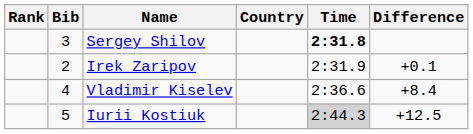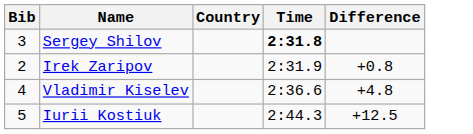- column: (26, 17)
(419, 67) +0.1 -> (375, 67) +0.8
(419, 91) +8.4 -> (375, 91) +4.8
(338, 116) lightgrey background -> (295, 116) no background
